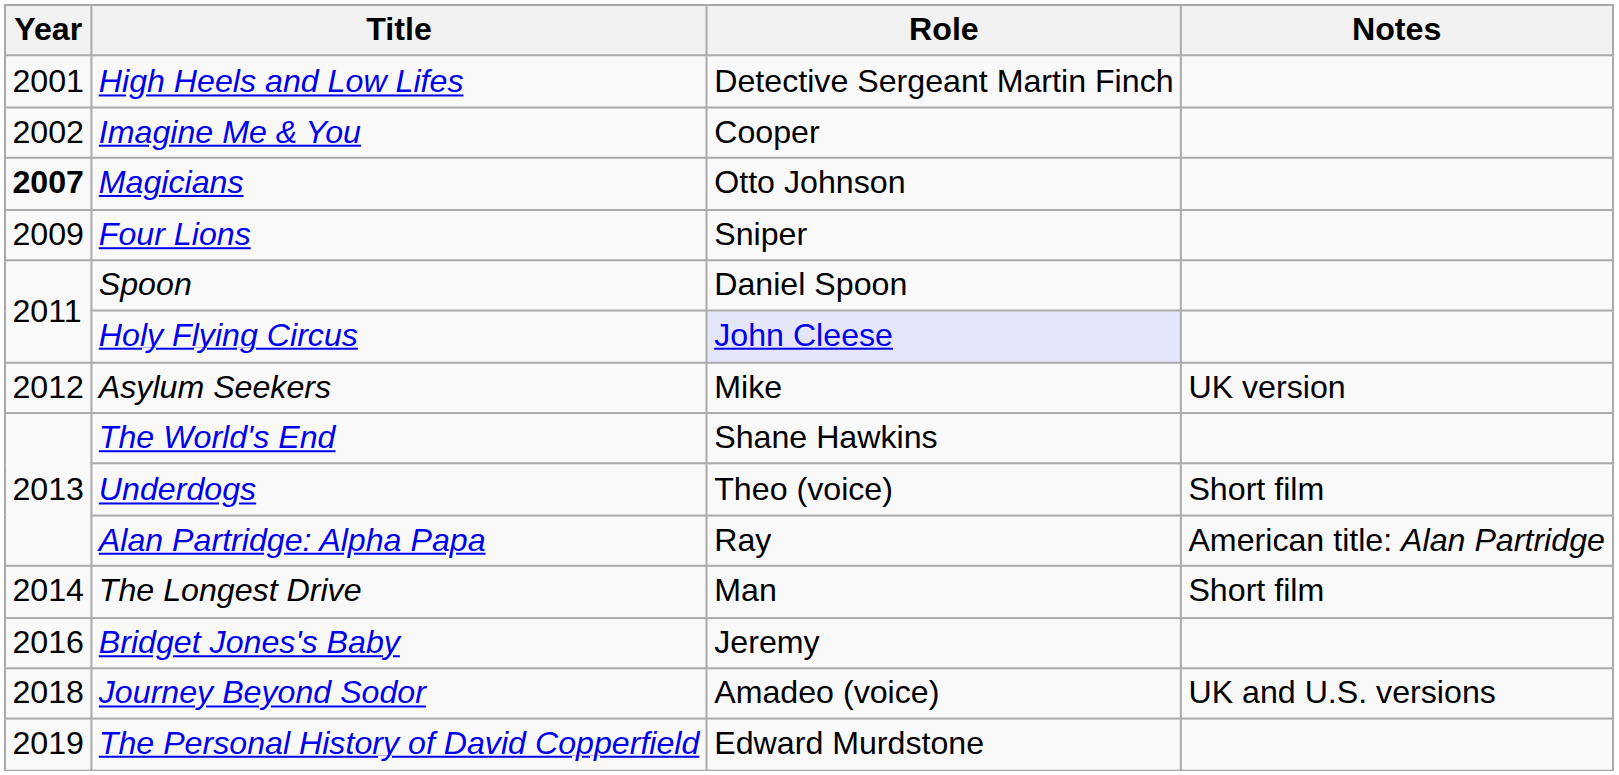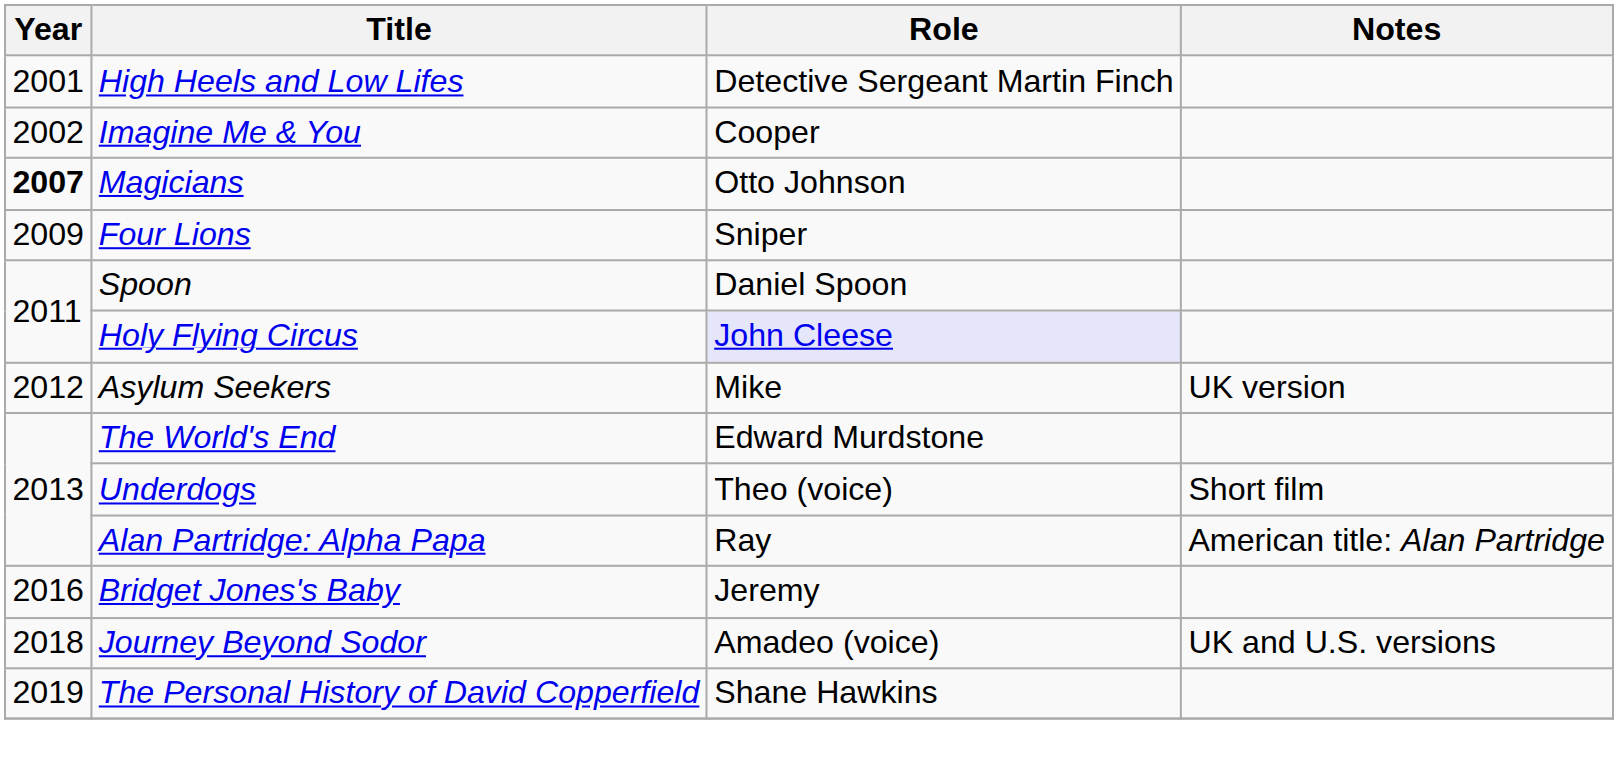(826, 438) Shane Hawkins -> (849, 438) Edward Murdstone
- row: (230, 591)
(849, 744) Edward Murdstone -> (826, 693) Shane Hawkins
